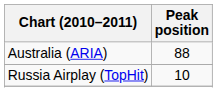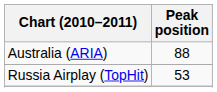(182, 75) 10 -> (182, 75) 53
